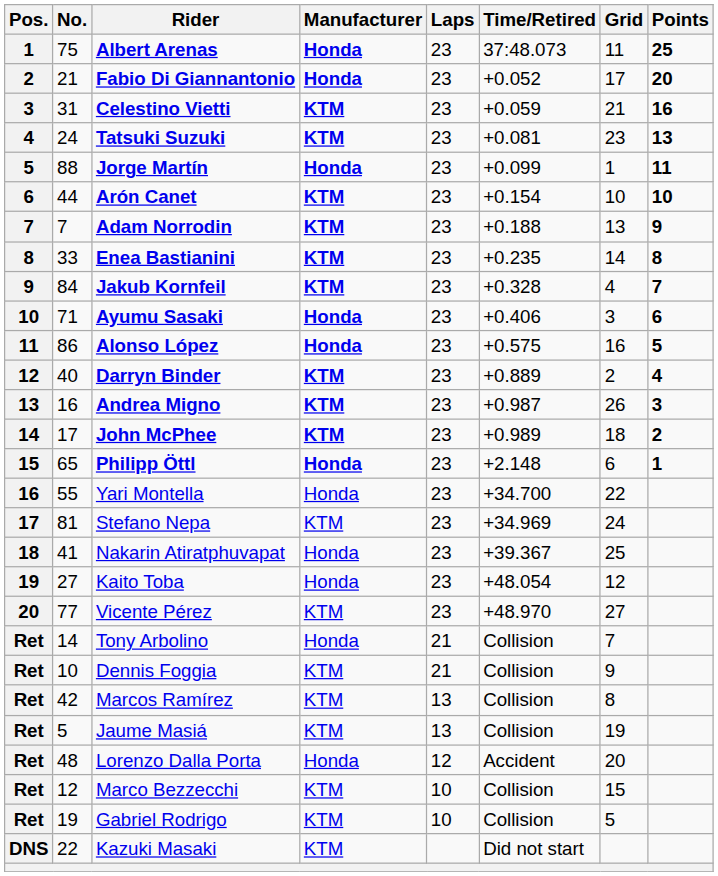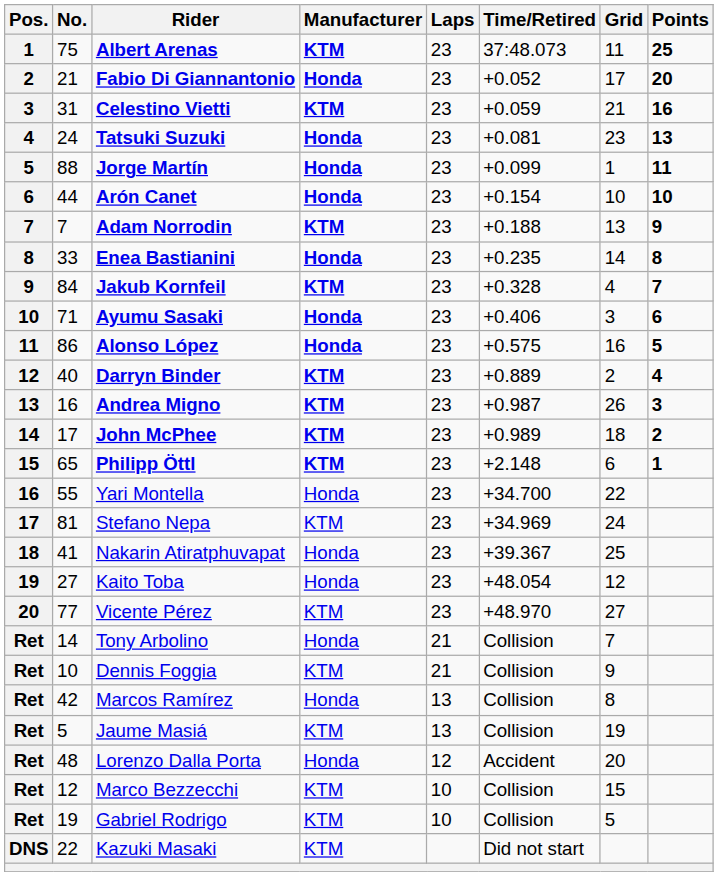(333, 49) Honda -> (324, 49) KTM
(324, 138) KTM -> (333, 138) Honda
(324, 197) KTM -> (333, 197) Honda
(324, 256) KTM -> (333, 256) Honda
(333, 464) Honda -> (324, 464) KTM
(324, 700) KTM -> (331, 700) Honda
